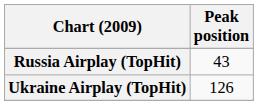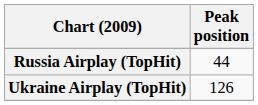(221, 61) 43 -> (221, 61) 44
